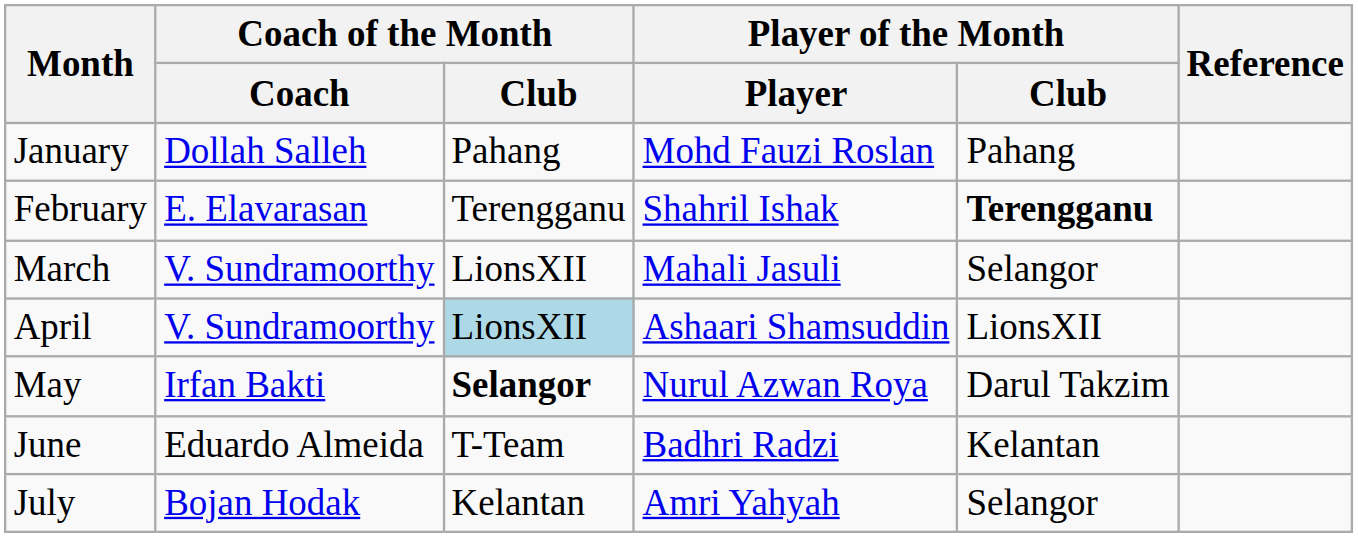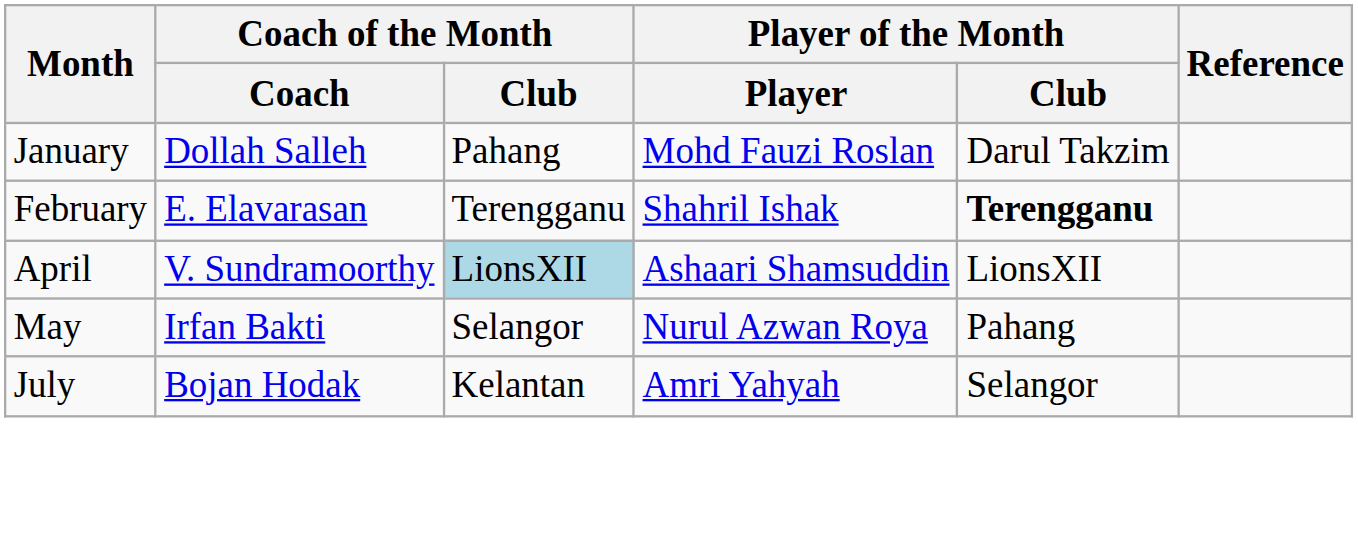(1021, 151) Pahang -> (1068, 151) Darul Takzim
- row: (62, 268)
(521, 385) bold -> (517, 326) normal
(1068, 385) Darul Takzim -> (1021, 326) Pahang
- row: (48, 444)
